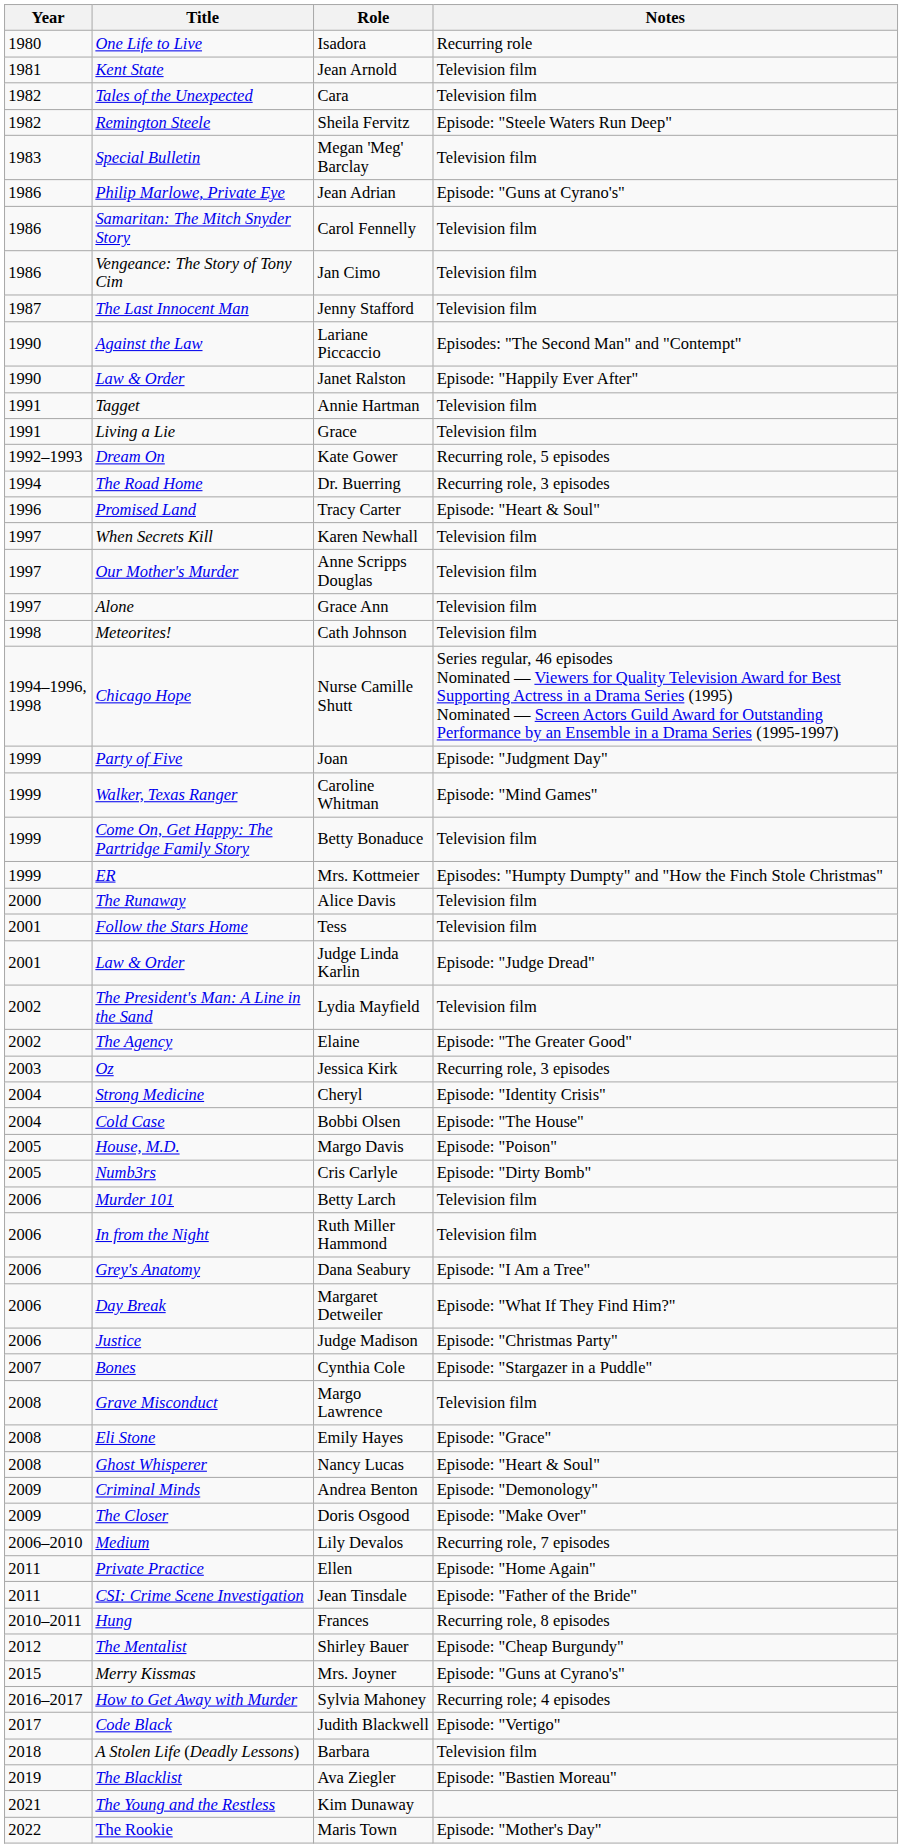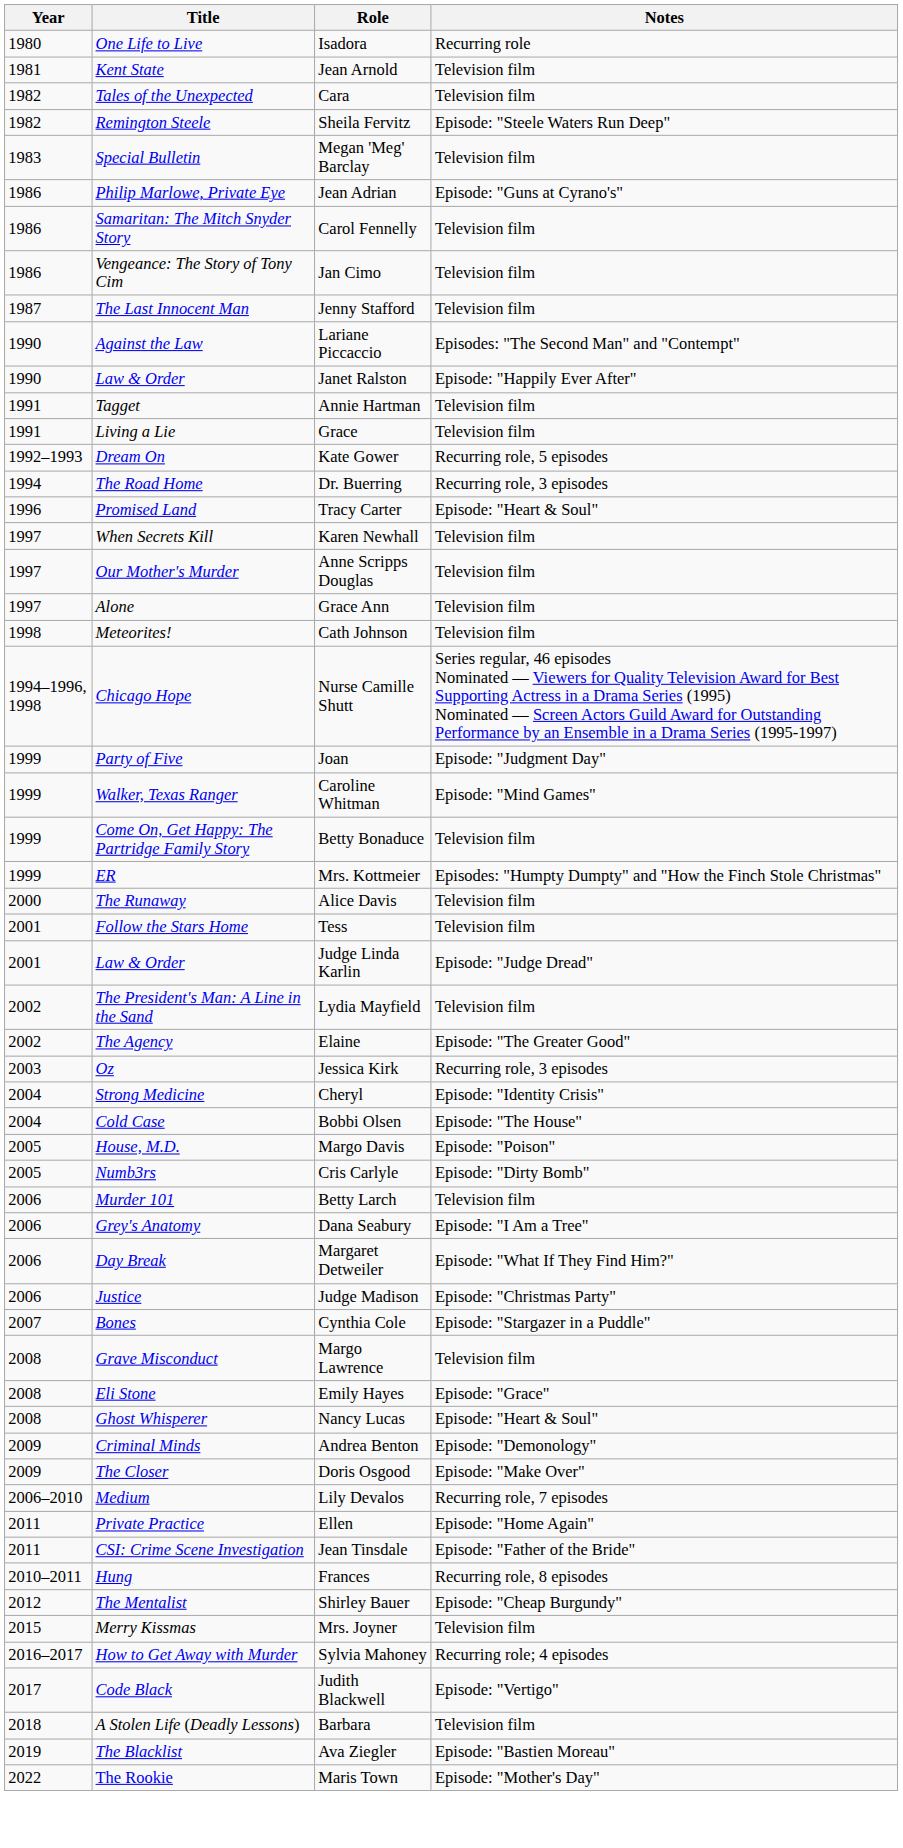- row: (356, 1234)
(531, 1673) Episode: "Guns at Cyrano's" -> (485, 1628) Television film
- row: (366, 1803)
